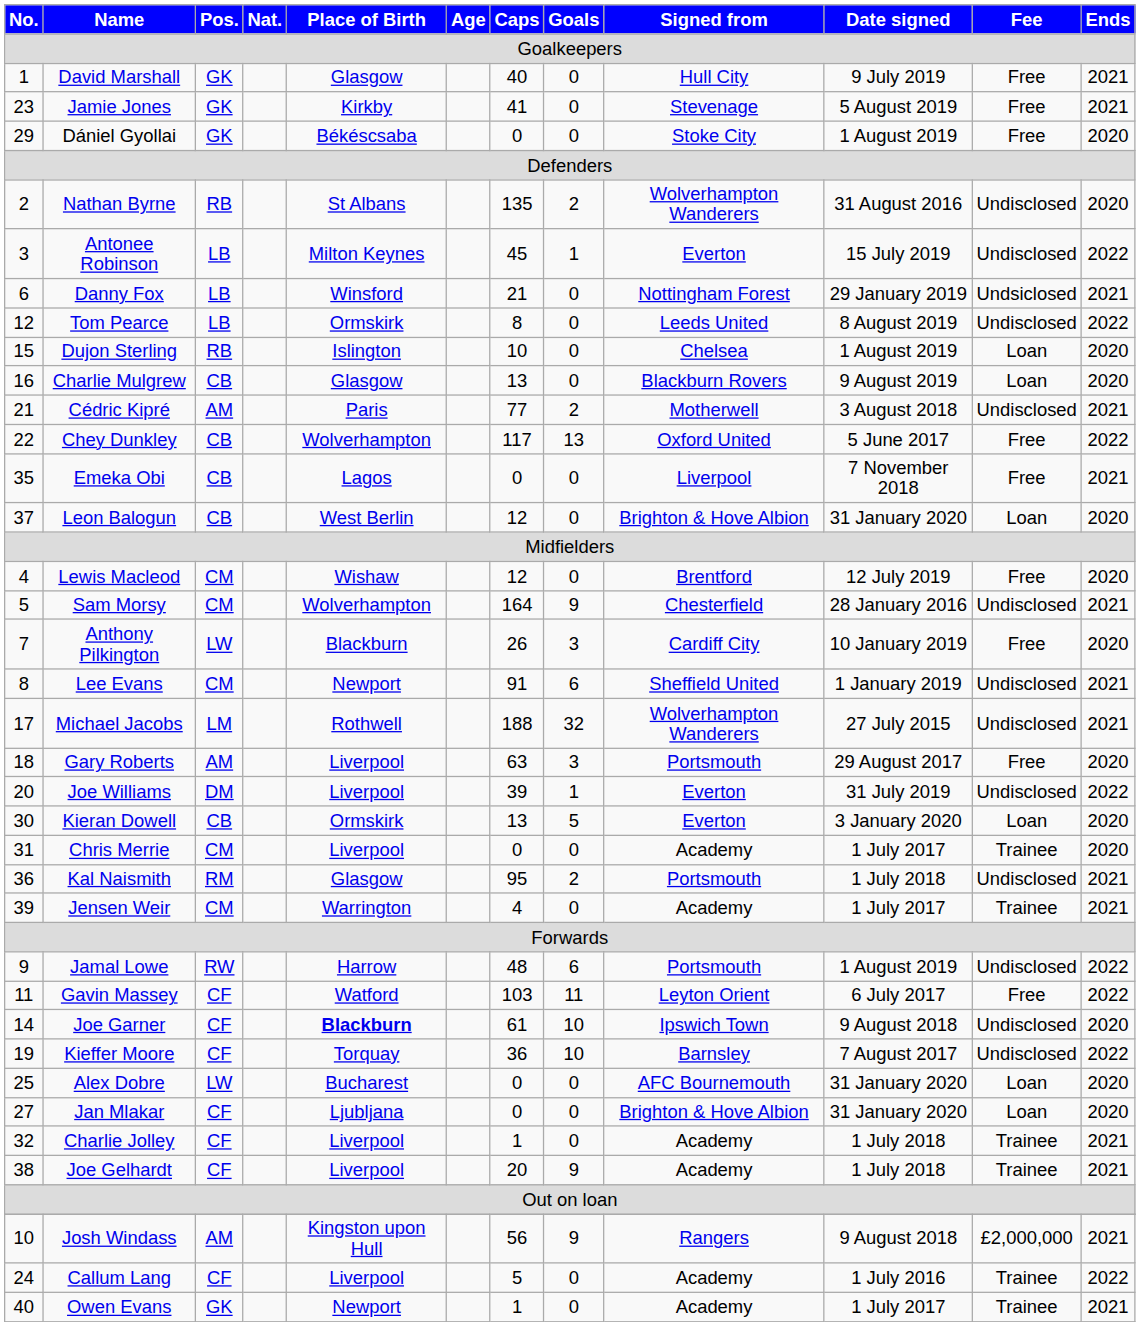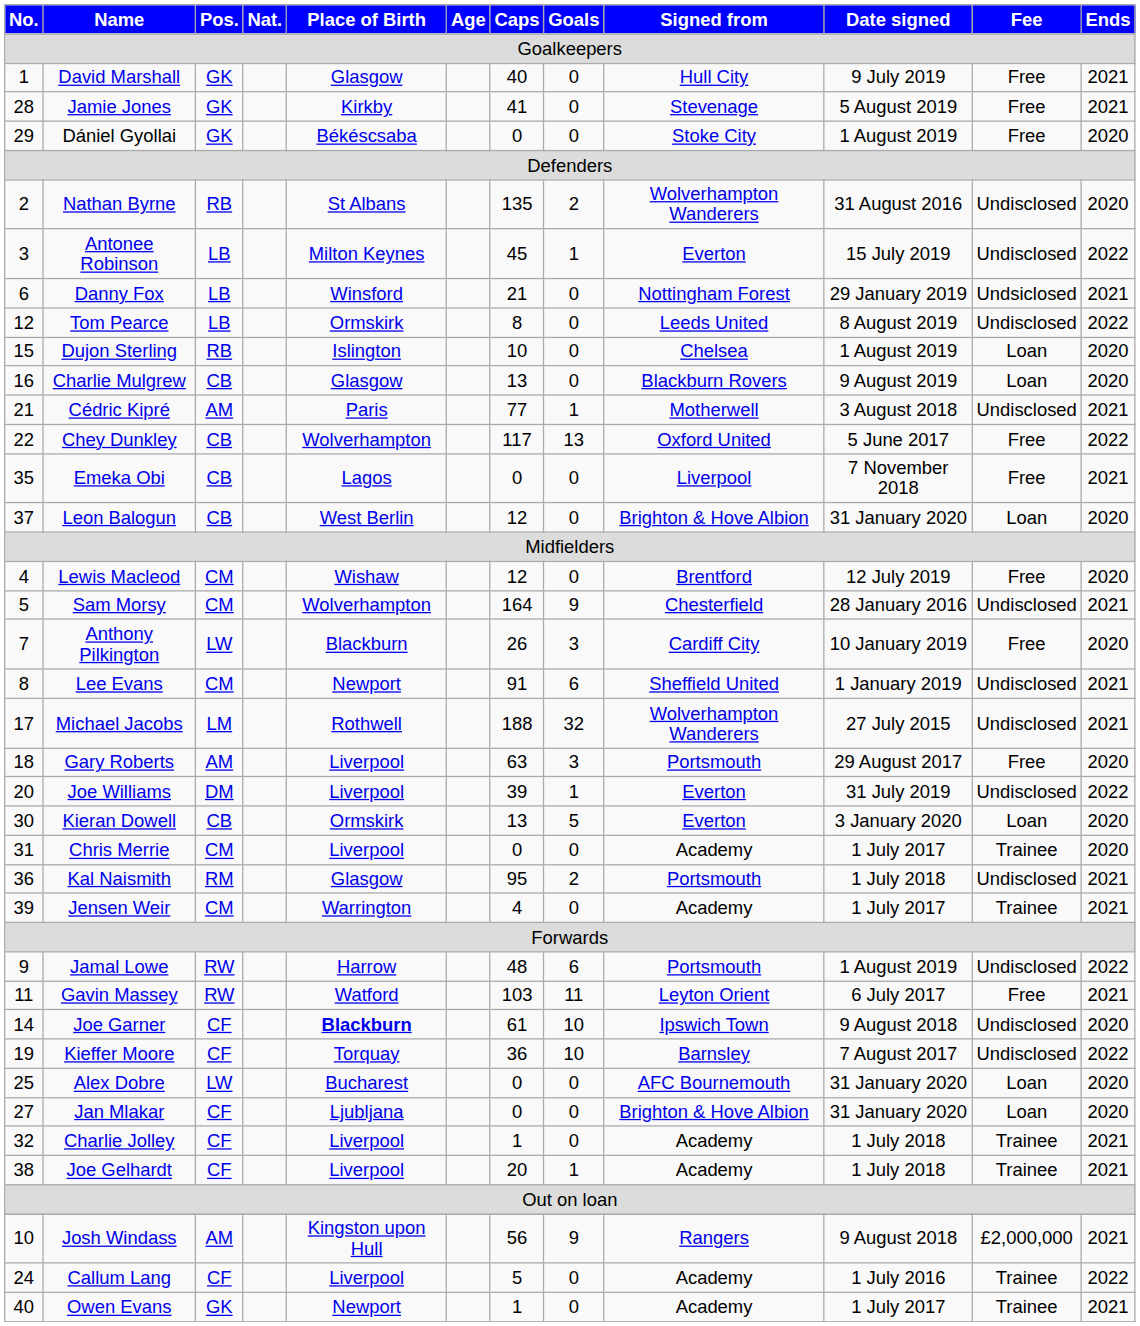(24, 107) 23 -> (24, 107) 28
(574, 410) 2 -> (574, 410) 1
(219, 996) CF -> (219, 996) RW
(1108, 996) 2022 -> (1108, 996) 2021
(574, 1170) 9 -> (574, 1170) 1
